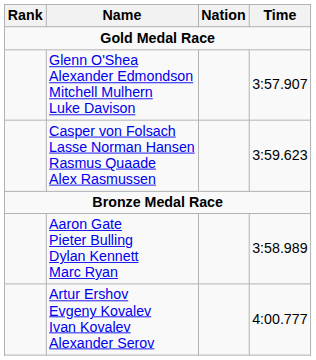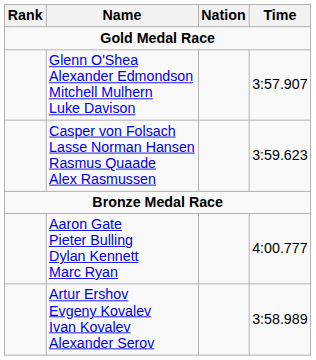(280, 248) 3:58.989 -> (280, 248) 4:00.777
(280, 319) 4:00.777 -> (280, 319) 3:58.989
